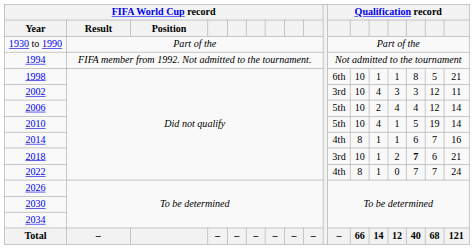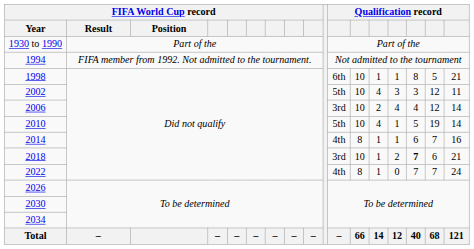(339, 92) 3rd -> (339, 92) 5th
(339, 108) 5th -> (339, 108) 3rd
